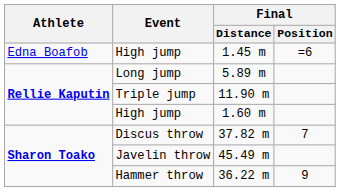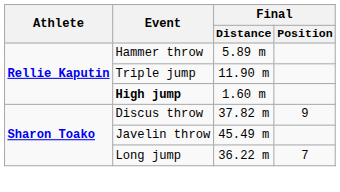- row: (244, 53)
(148, 73) Long jump -> (159, 53) Hammer throw
(148, 114) normal -> (148, 94) bold
(305, 135) 7 -> (305, 114) 9
(159, 176) Hammer throw -> (148, 155) Long jump
(305, 176) 9 -> (305, 155) 7
